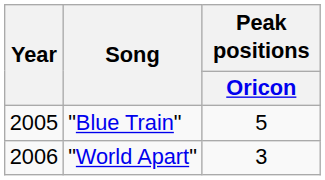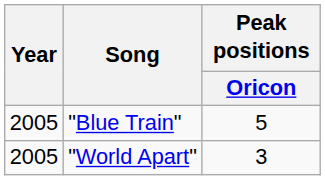(34, 157) 2006 -> (34, 157) 2005
